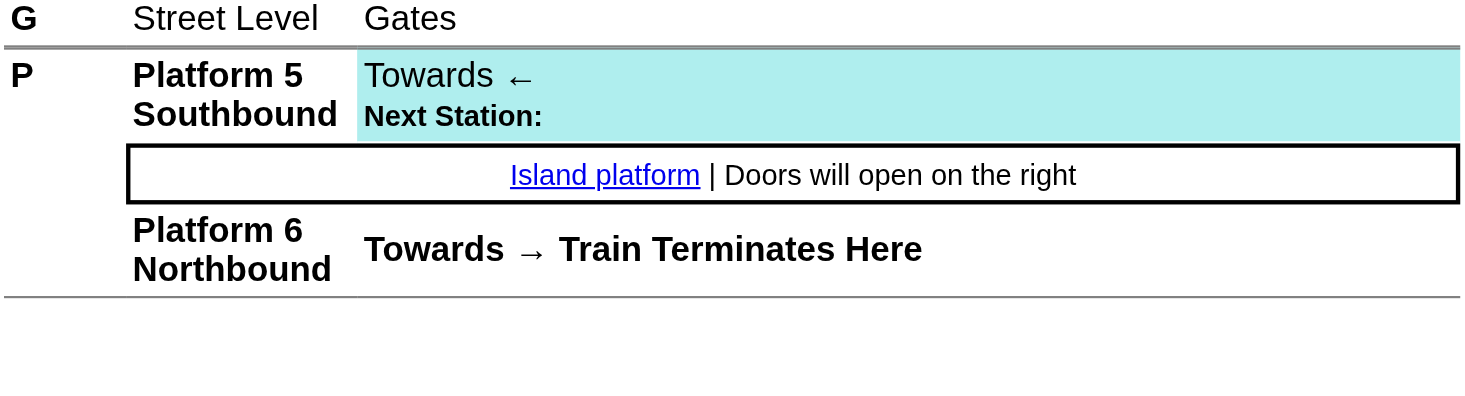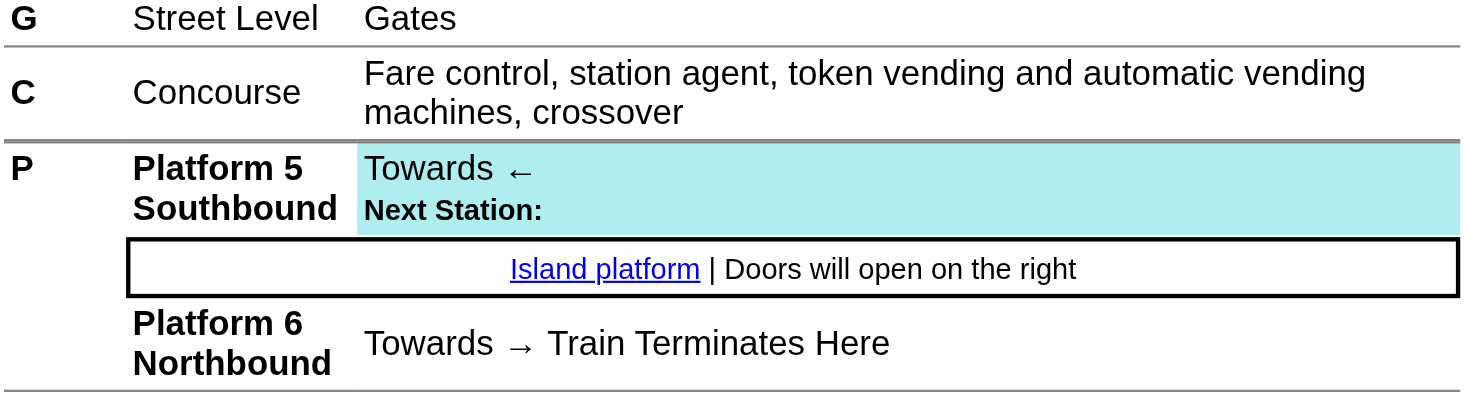+ row: (217, 92)
(643, 249) bold -> (627, 343) normal
